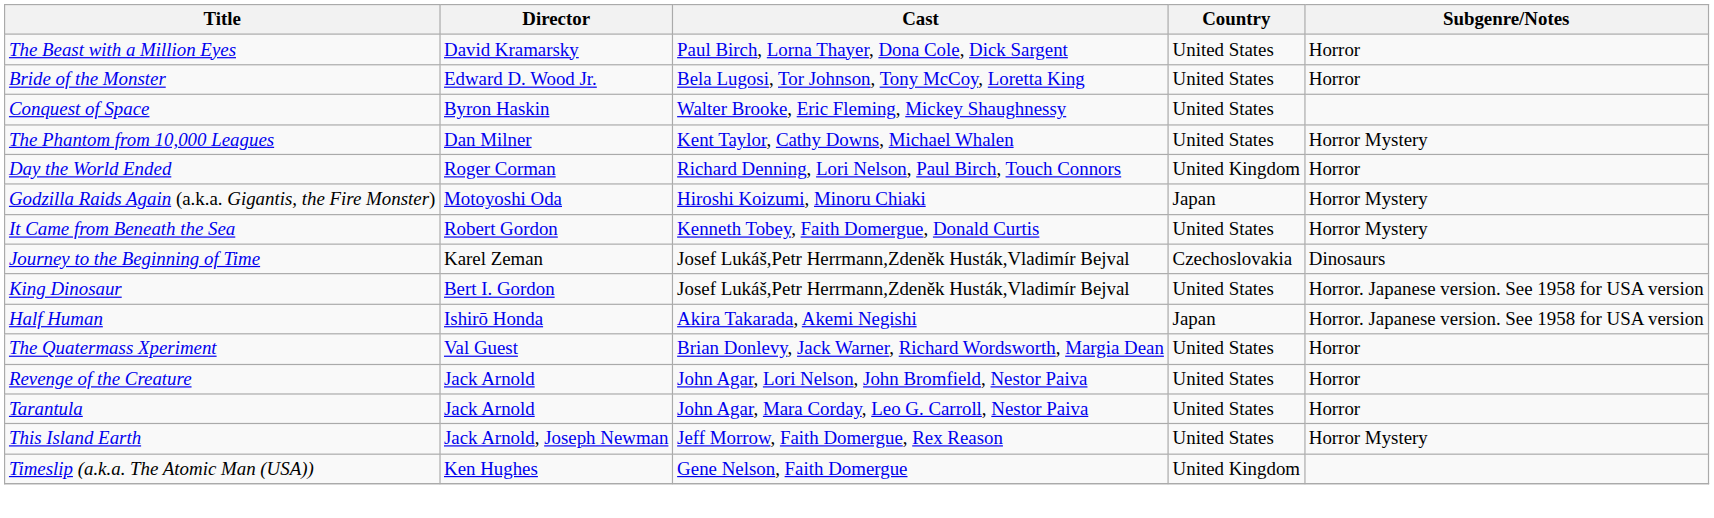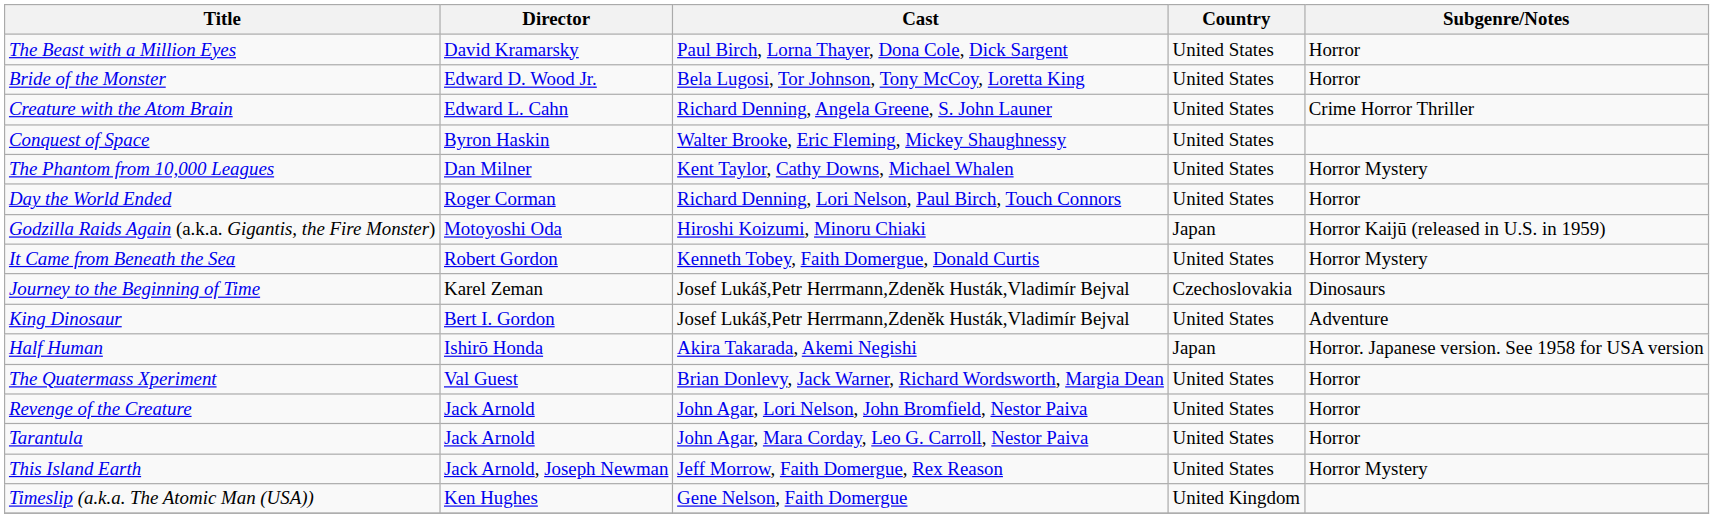+ row: (121, 109)
(1236, 169) United Kingdom -> (1223, 199) United States
(1368, 199) Horror Mystery -> (1457, 229) Horror Kaijū (released in U.S. in 1959)
(1506, 288) Horror. Japanese version. See 1958 for USA version -> (1349, 318) Adventure
